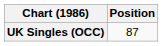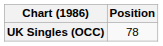(132, 31) 87 -> (132, 31) 78
